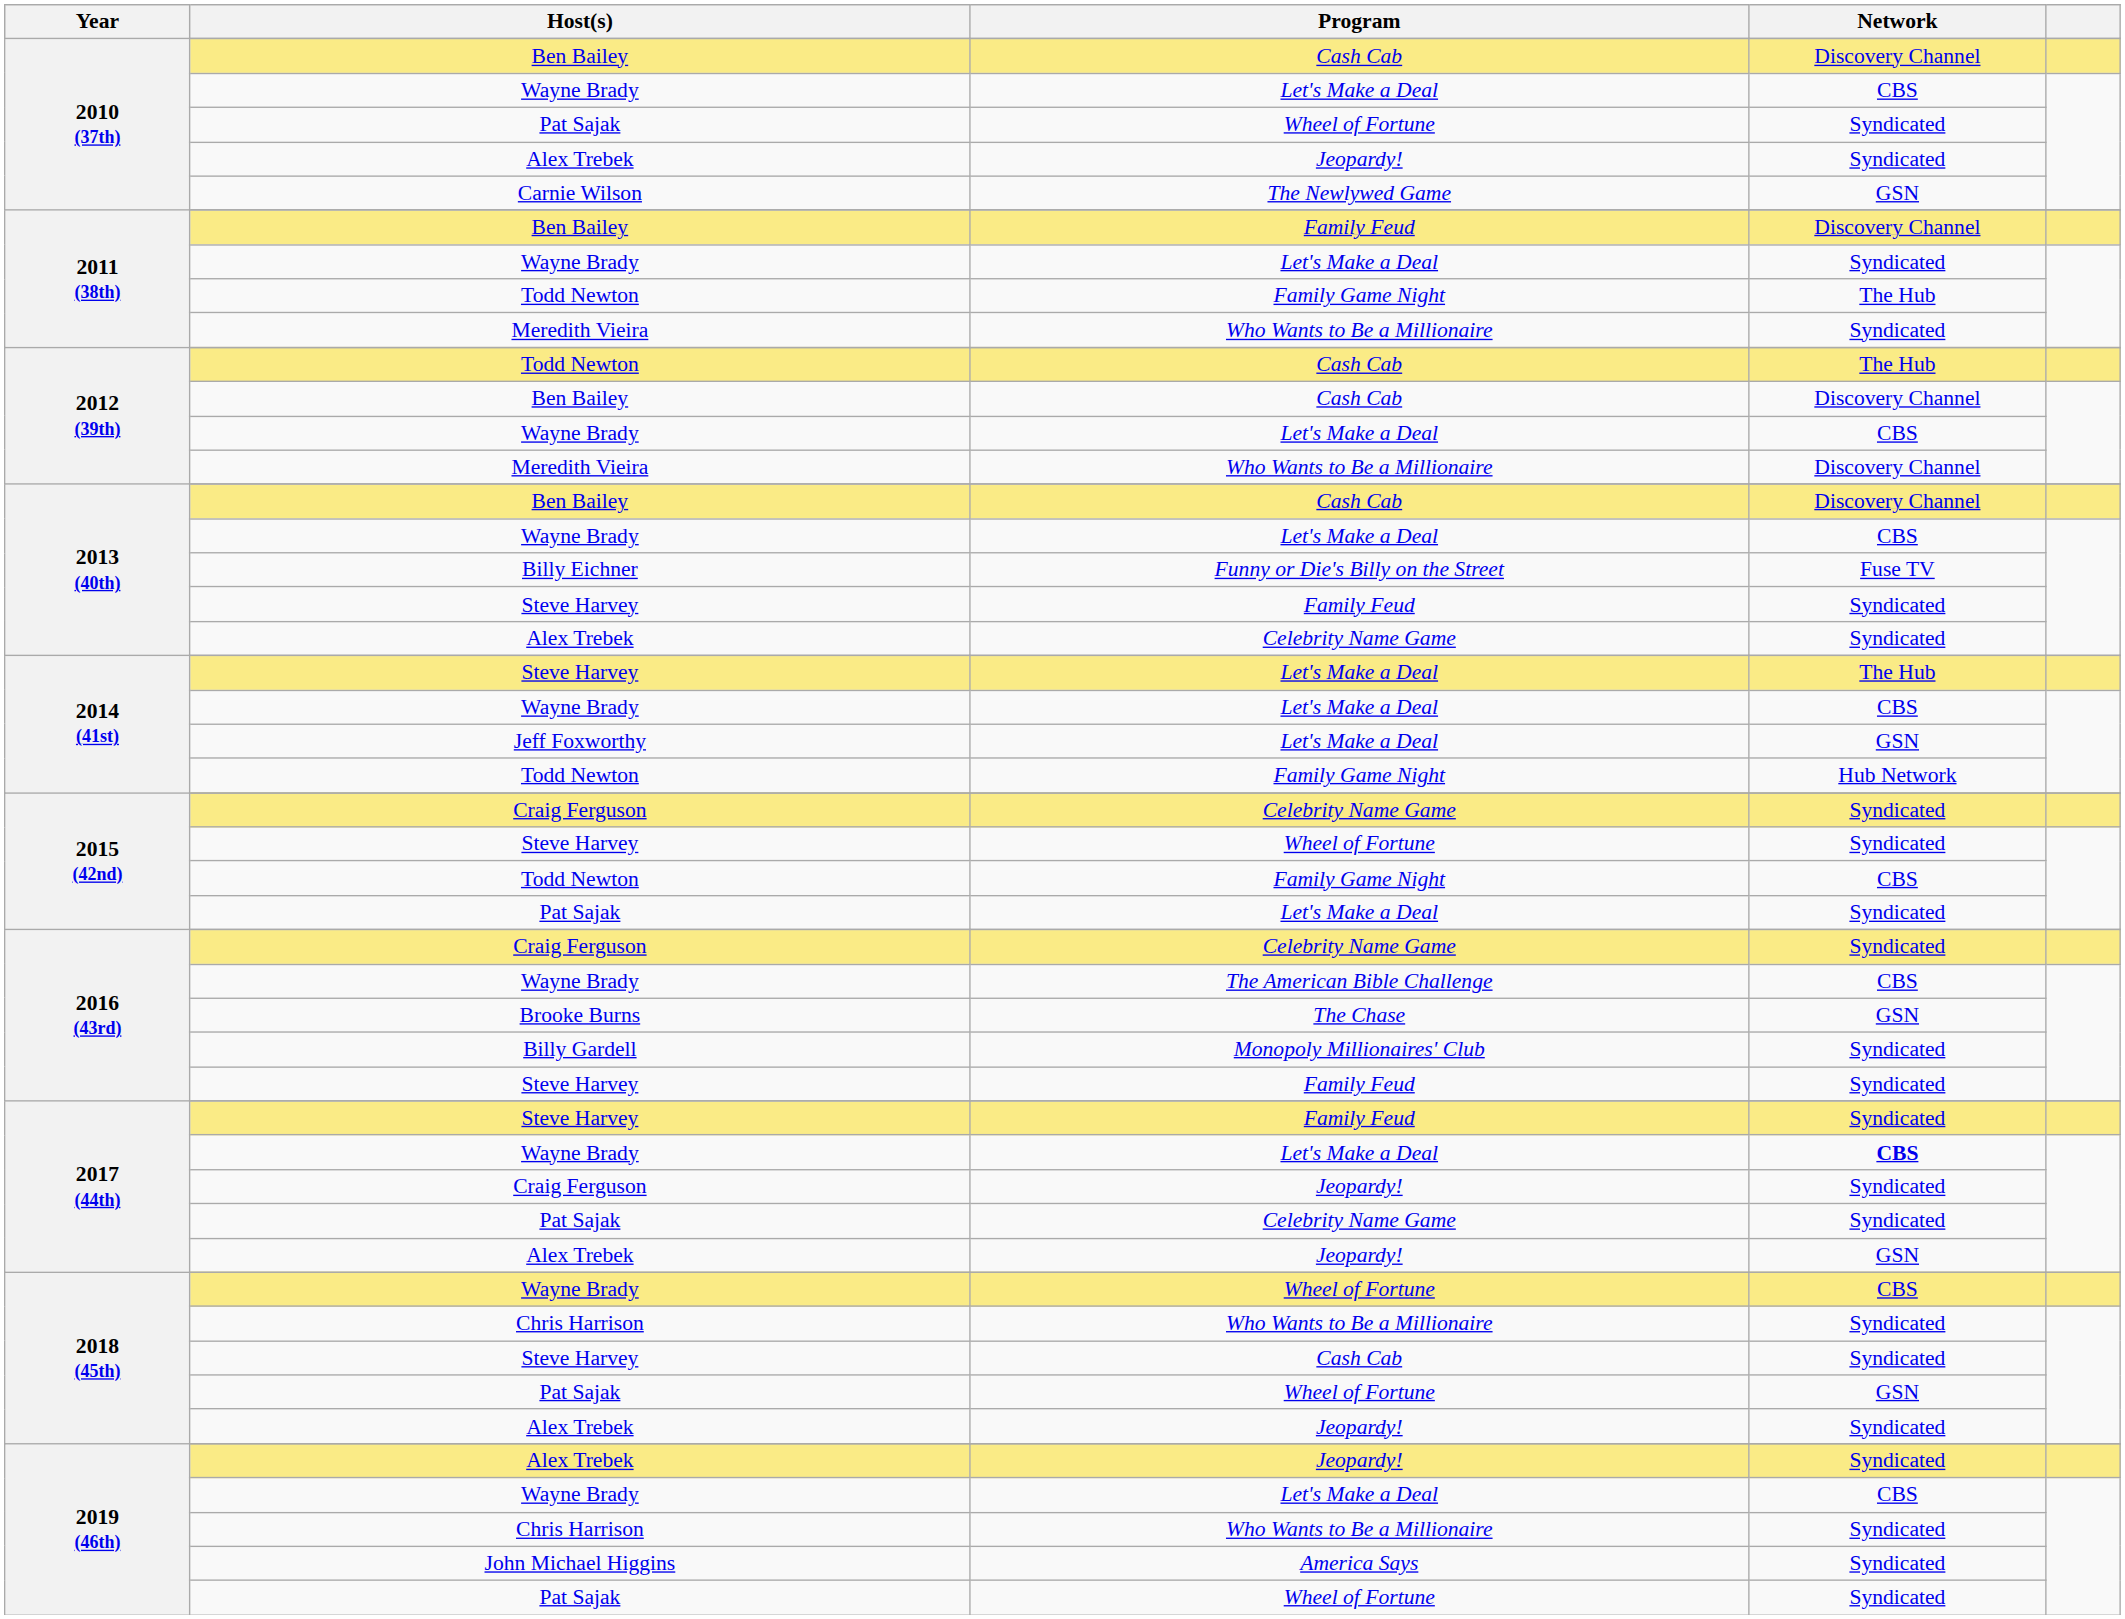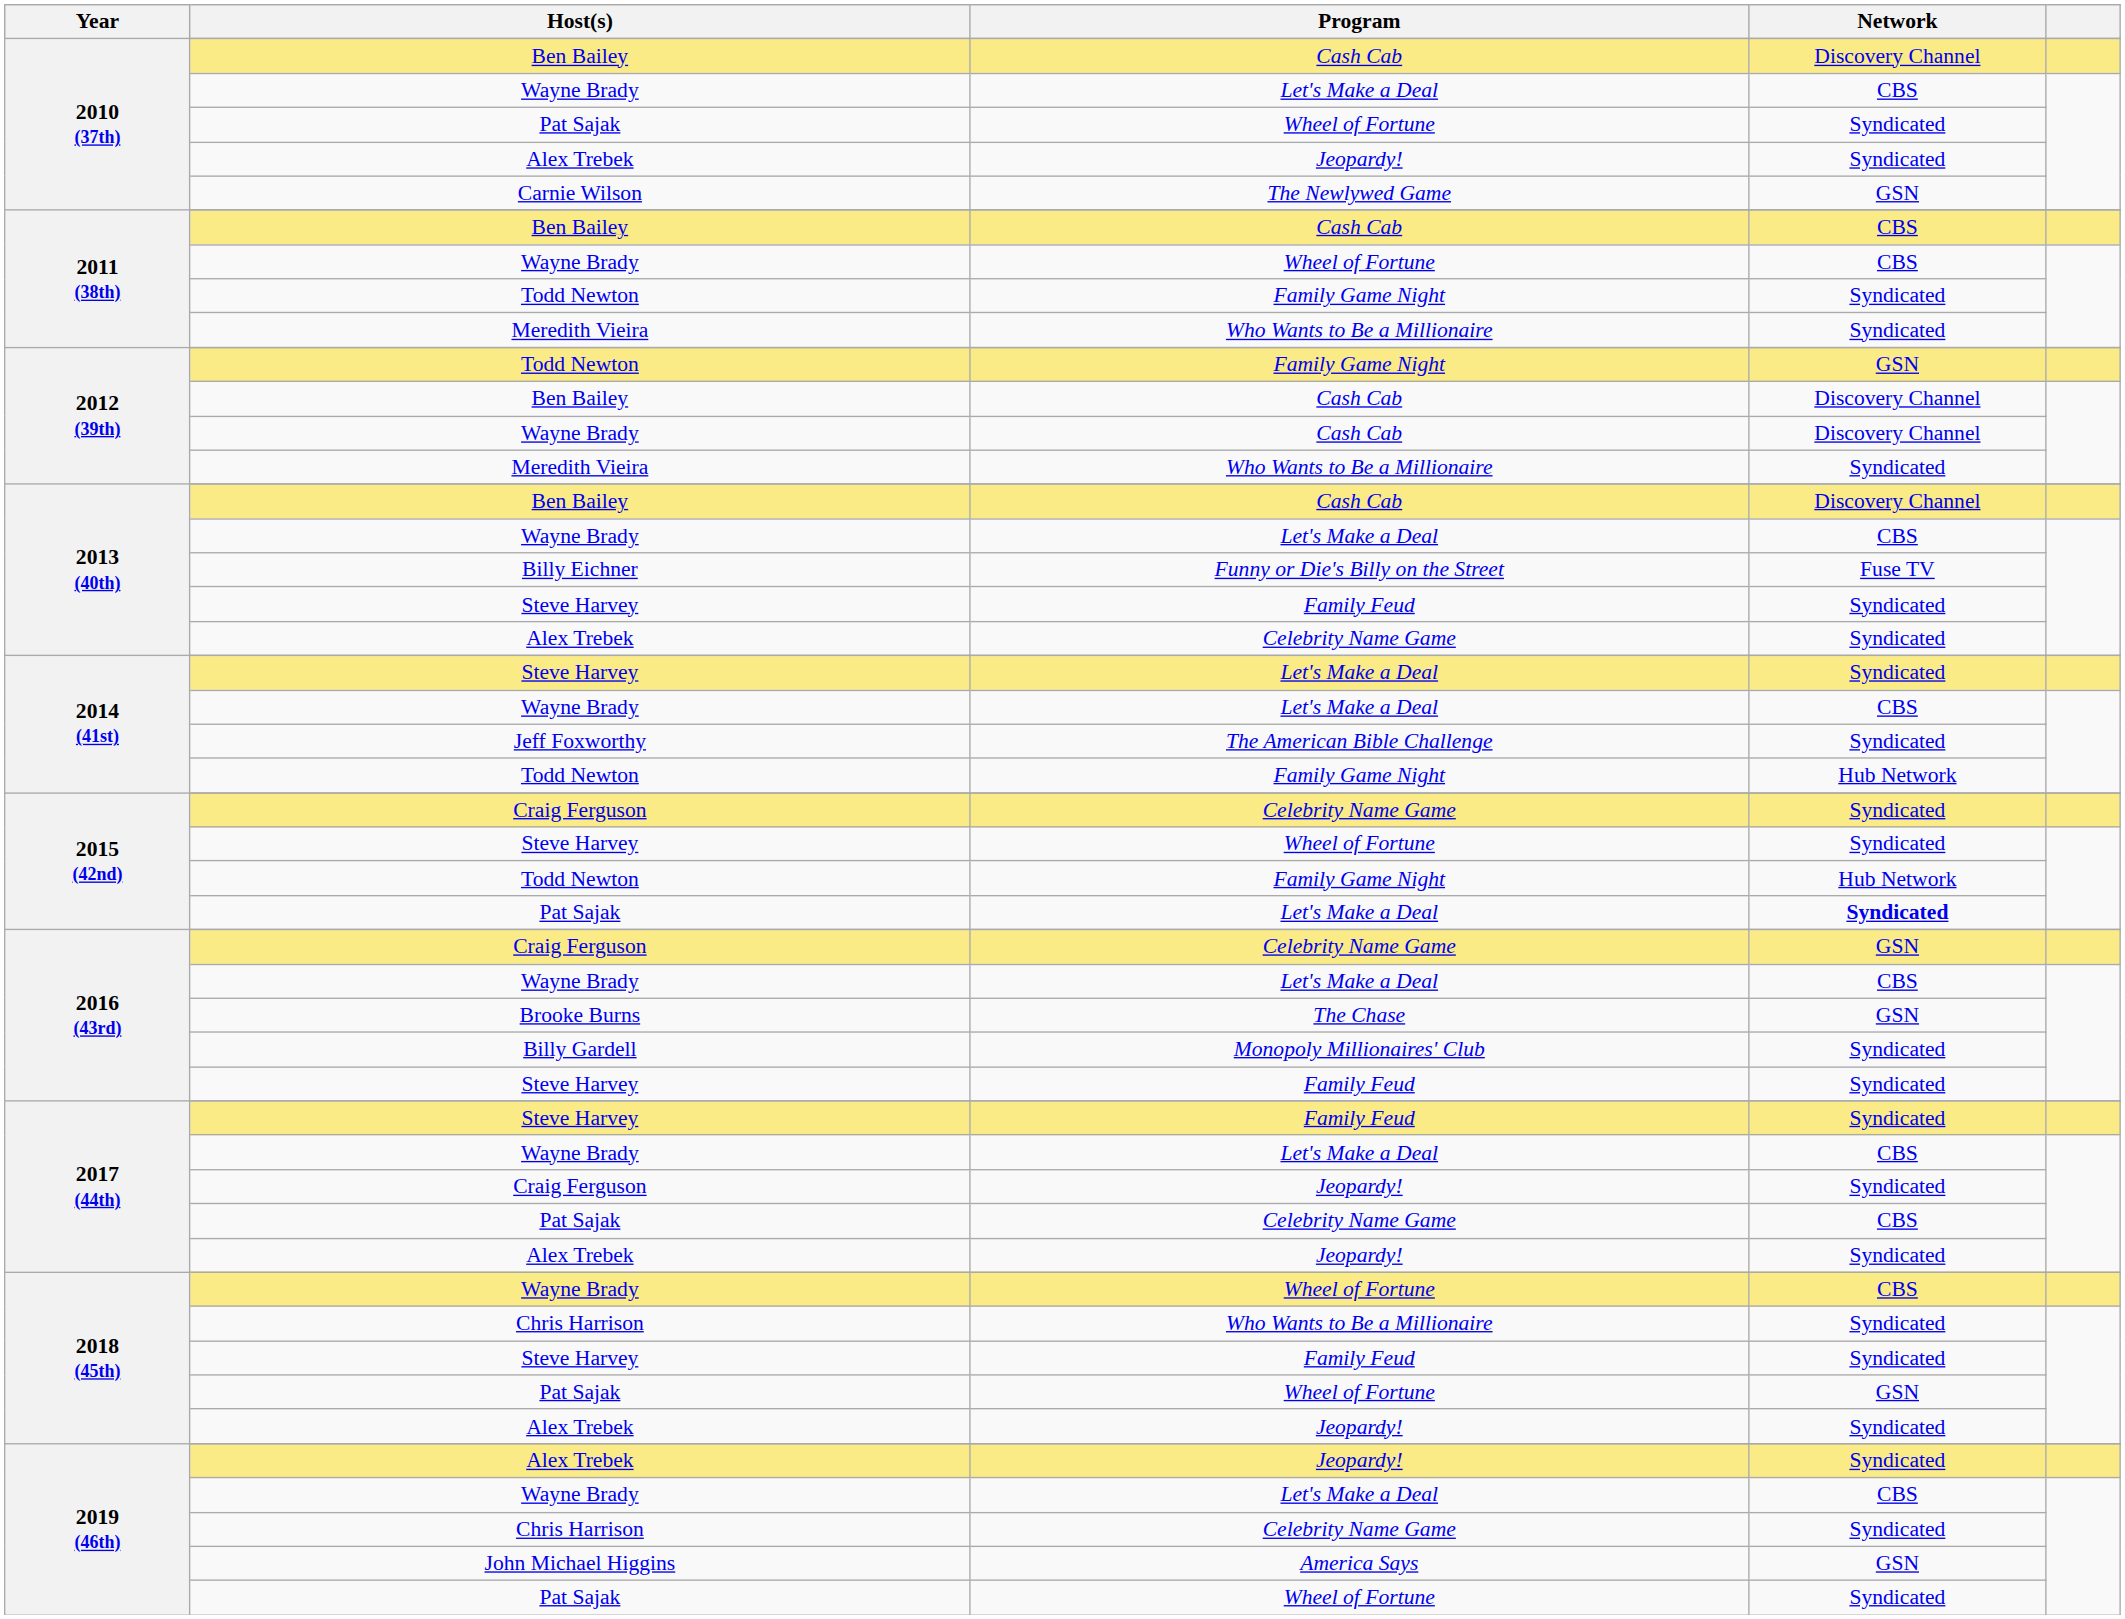(1359, 227) Family Feud -> (1359, 227) Cash Cab
(1897, 227) Discovery Channel -> (1897, 227) CBS
(1359, 261) Let's Make a Deal -> (1359, 261) Wheel of Fortune
(1897, 261) Syndicated -> (1897, 261) CBS
(1897, 295) The Hub -> (1897, 295) Syndicated
(1359, 364) Cash Cab -> (1359, 364) Family Game Night
(1897, 364) The Hub -> (1897, 364) GSN
(1359, 432) Let's Make a Deal -> (1359, 432) Cash Cab
(1897, 432) CBS -> (1897, 432) Discovery Channel
(1897, 466) Discovery Channel -> (1897, 466) Syndicated
(1897, 672) The Hub -> (1897, 672) Syndicated
(1359, 741) Let's Make a Deal -> (1359, 741) The American Bible Challenge
(1897, 741) GSN -> (1897, 741) Syndicated
(1897, 878) CBS -> (1897, 878) Hub Network
(1897, 912) normal -> (1897, 912) bold
(1897, 946) Syndicated -> (1897, 946) GSN
(1359, 980) The American Bible Challenge -> (1359, 980) Let's Make a Deal
(1897, 1152) bold -> (1897, 1152) normal
(1897, 1220) Syndicated -> (1897, 1220) CBS
(1897, 1254) GSN -> (1897, 1254) Syndicated
(1359, 1357) Cash Cab -> (1359, 1357) Family Feud
(1359, 1528) Who Wants to Be a Millionaire -> (1359, 1528) Celebrity Name Game
(1897, 1563) Syndicated -> (1897, 1563) GSN
